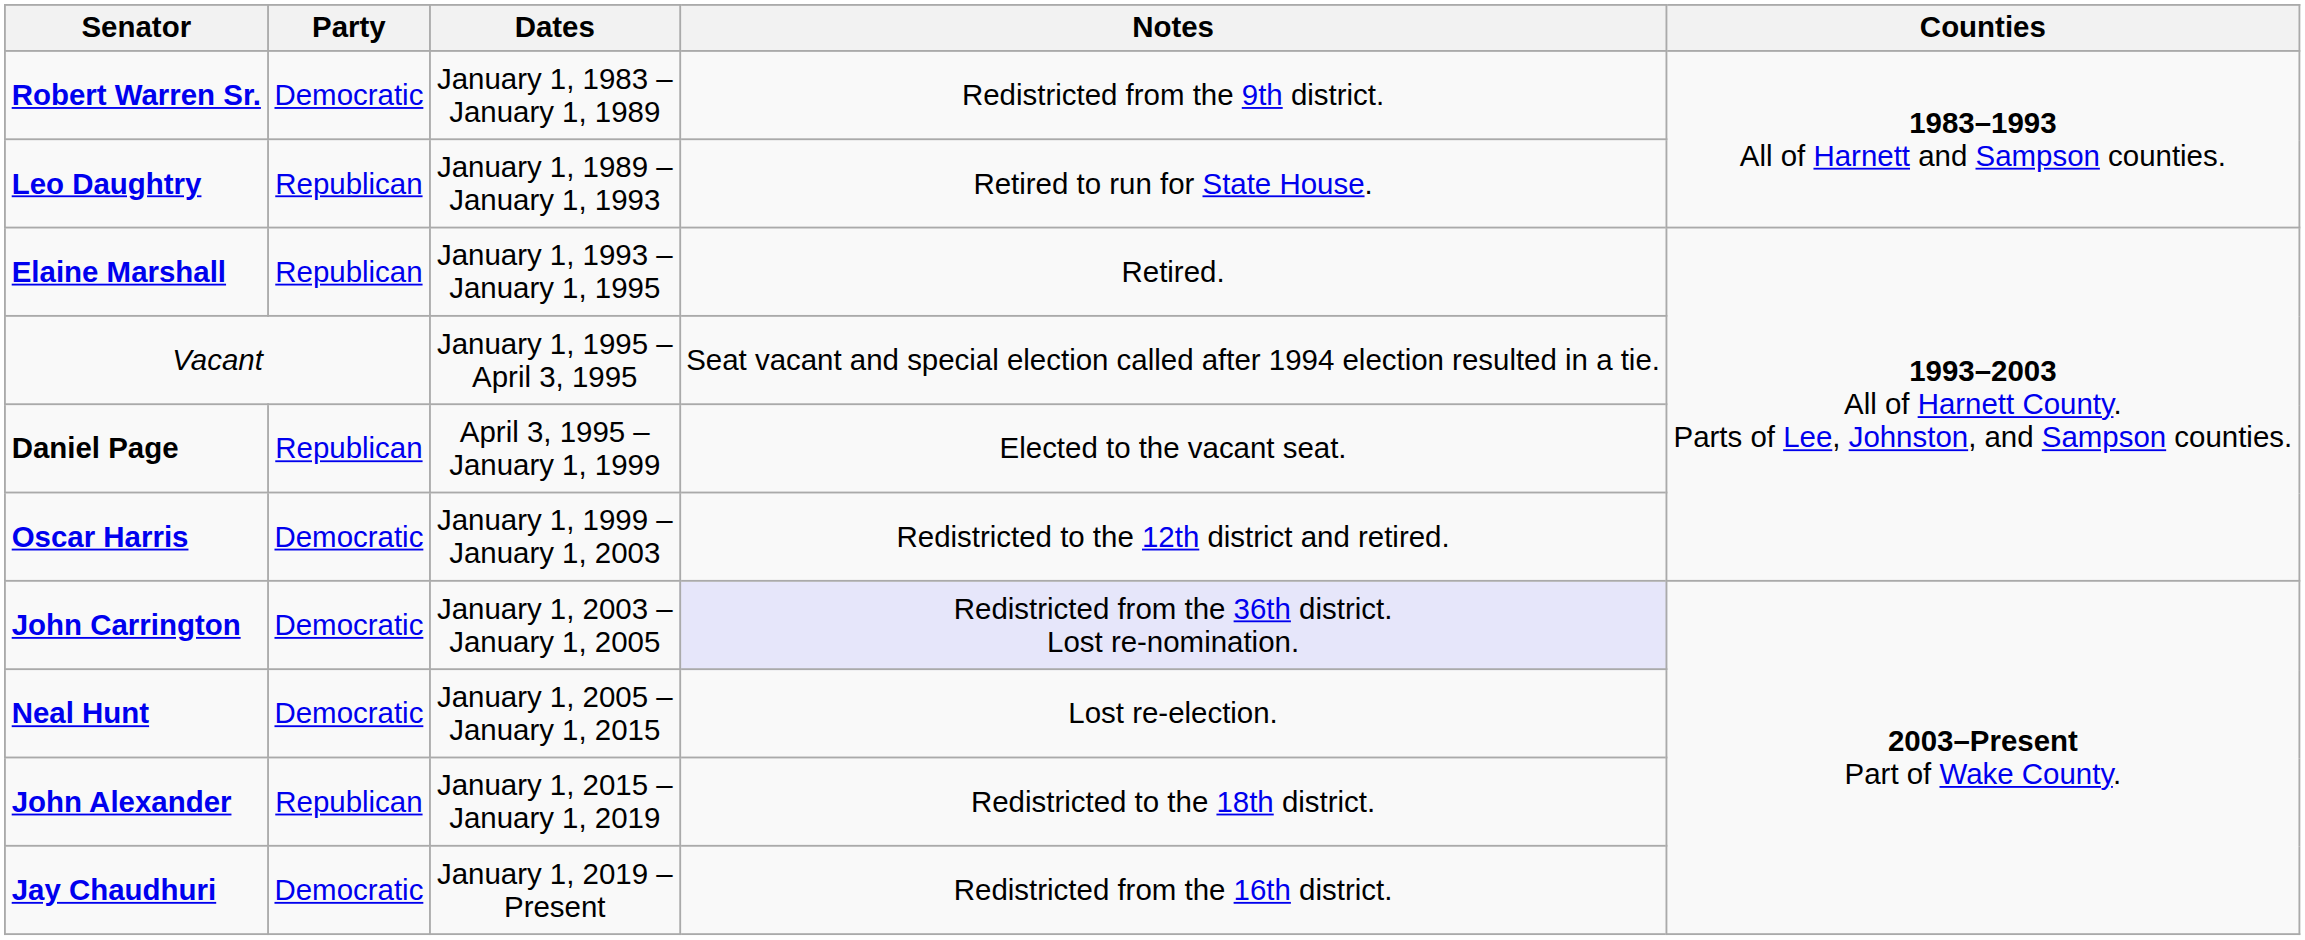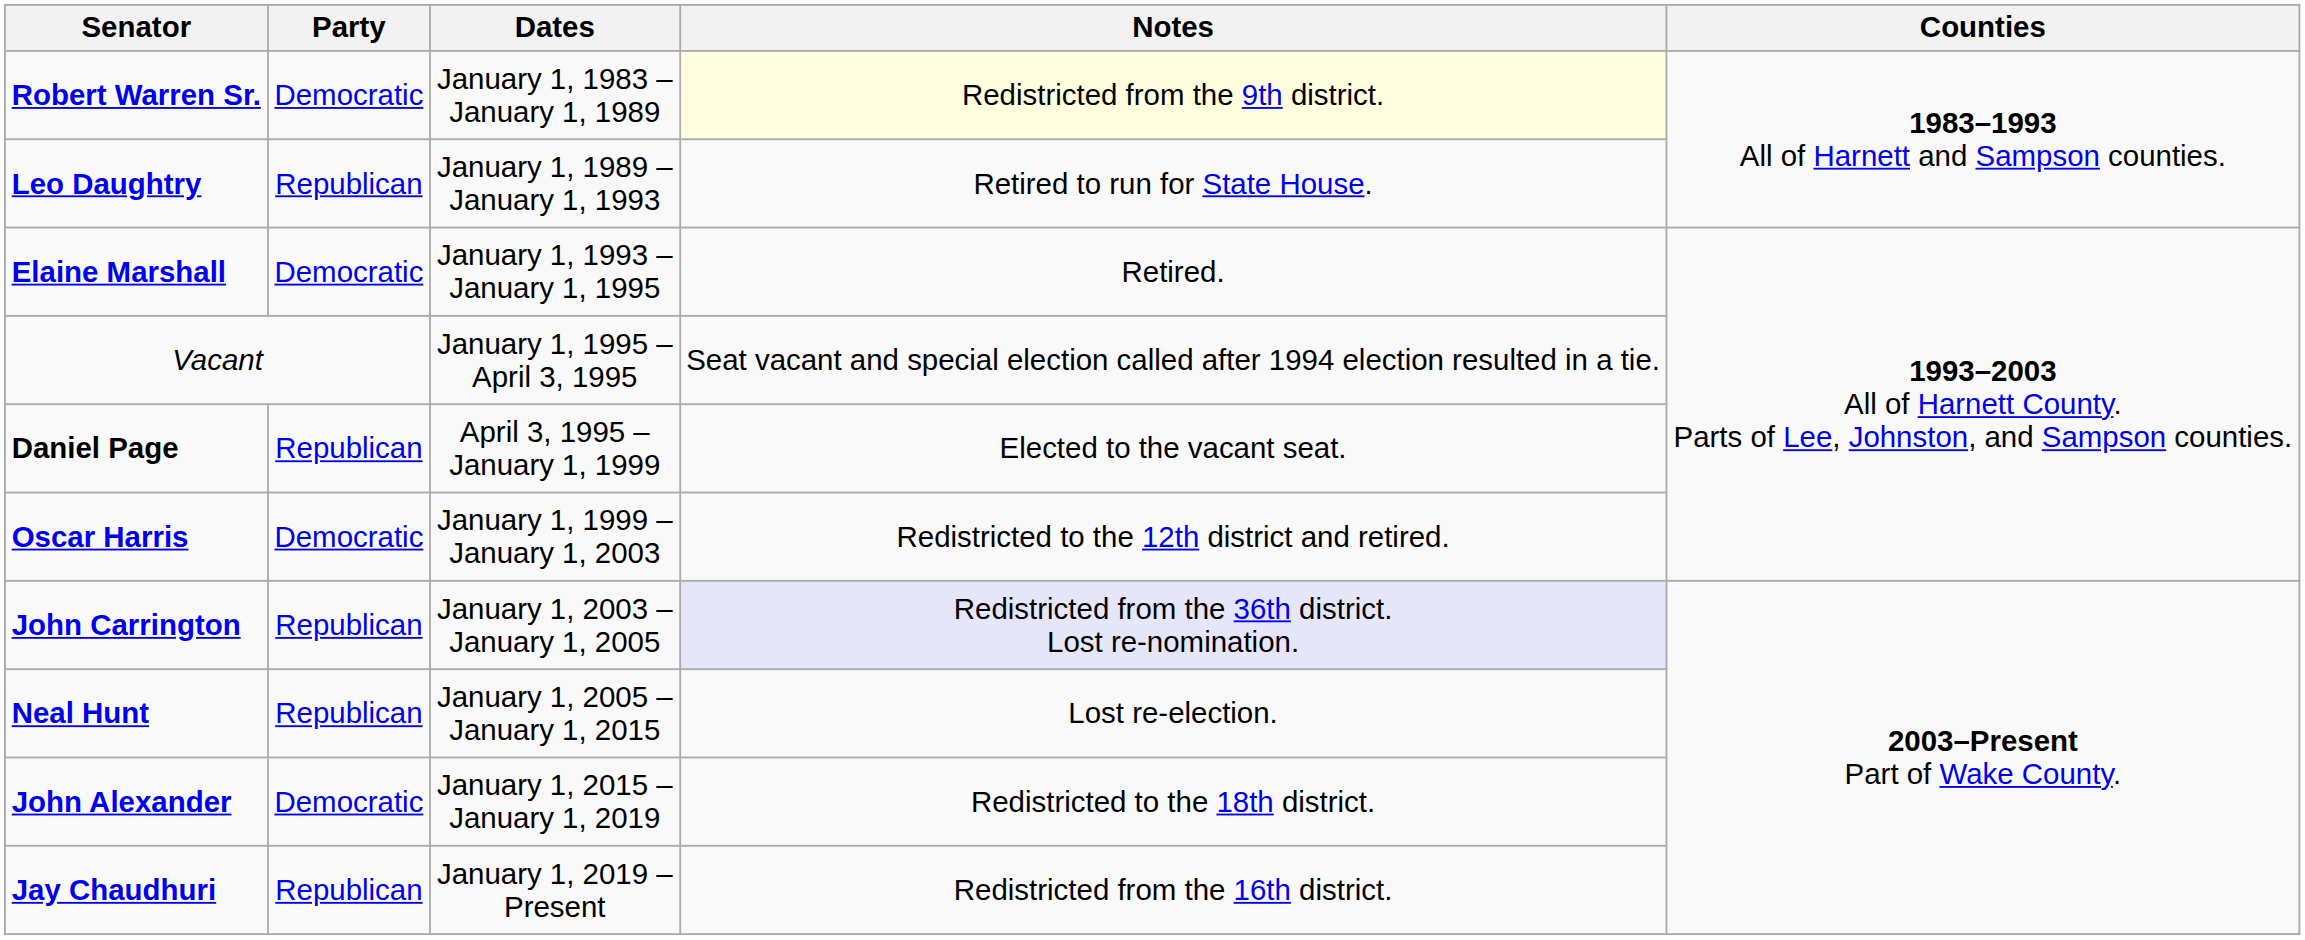(1173, 95) no background -> (1173, 95) lightyellow background
(349, 271) Republican -> (349, 271) Democratic
(349, 625) Democratic -> (349, 625) Republican
(349, 713) Democratic -> (349, 713) Republican
(349, 801) Republican -> (349, 801) Democratic
(349, 890) Democratic -> (349, 890) Republican
